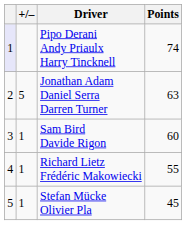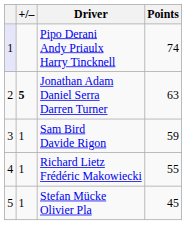(22, 95) normal -> (22, 95) bold
(173, 136) 60 -> (173, 136) 59
